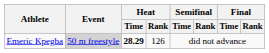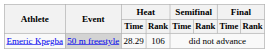(134, 41) bold -> (134, 41) normal
(158, 41) 126 -> (158, 41) 106
